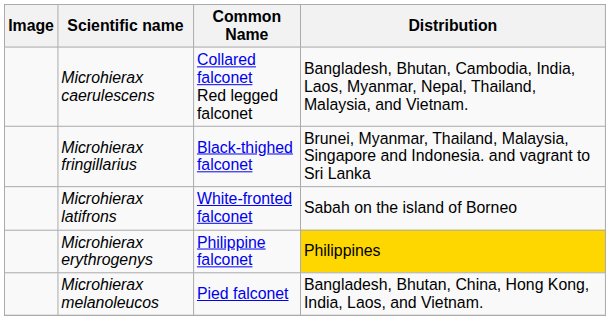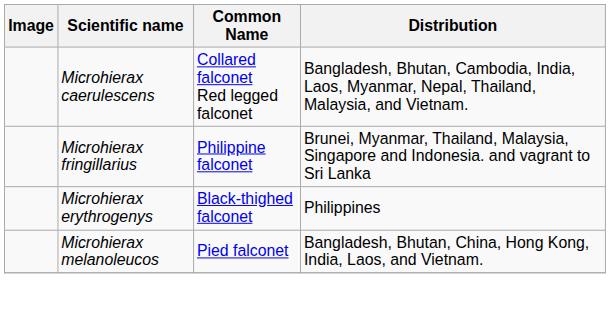(245, 156) Black-thighed falconet -> (231, 156) Philippine falconet
- row: (102, 208)
(231, 251) Philippine falconet -> (245, 208) Black-thighed falconet
(342, 251) gold background -> (342, 208) no background
